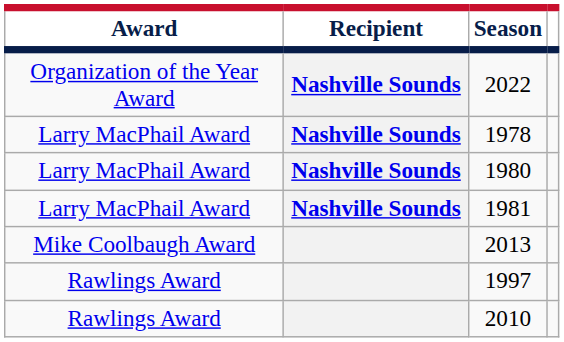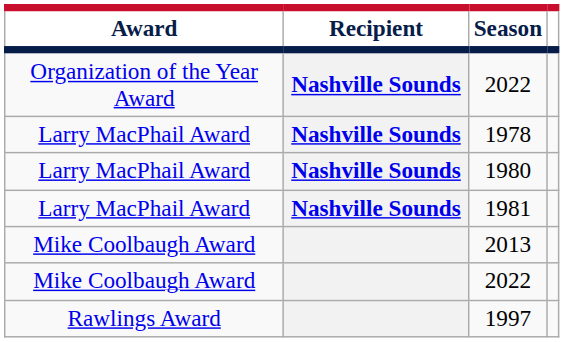+ row: (144, 281)
- row: (144, 318)
